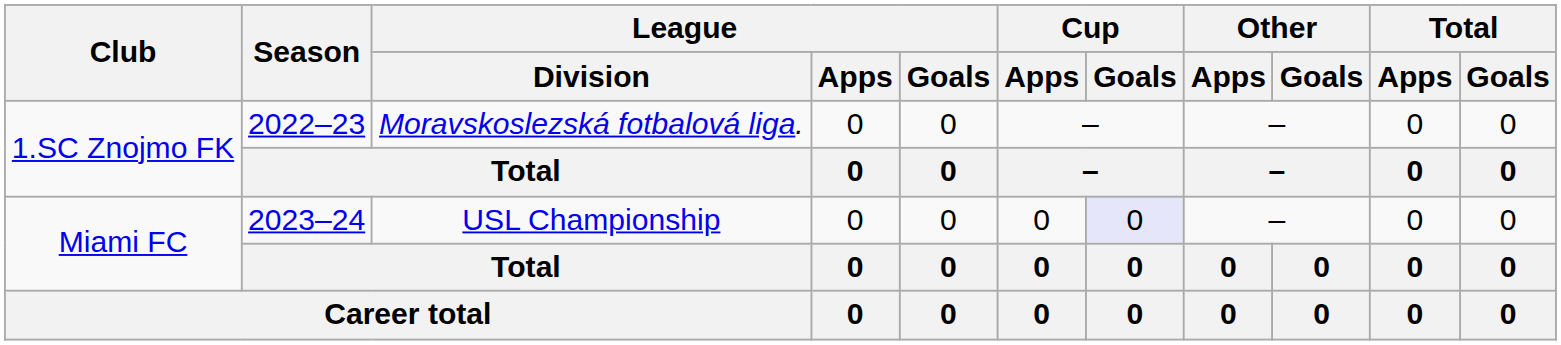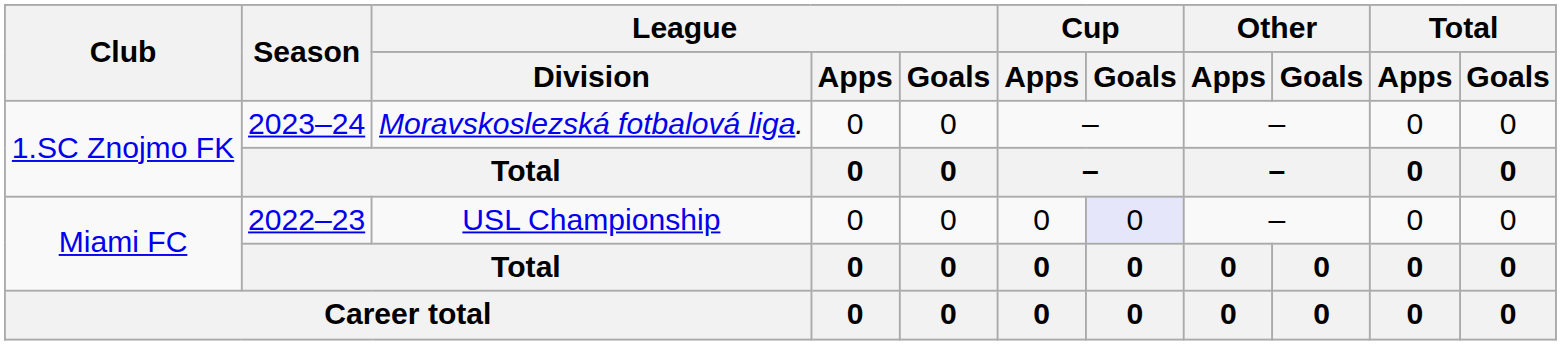(307, 123) 2022–23 -> (307, 123) 2023–24
(307, 219) 2023–24 -> (307, 219) 2022–23
